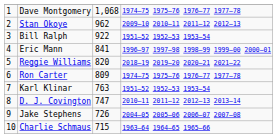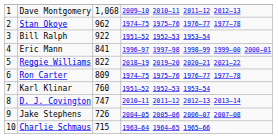(181, 11) 1974–75 1975–76 1976–77 1977–78 -> (181, 11) 2009–10 2010–11 2011–12 2012–13
(181, 24) 2009–10 2010–11 2011–12 2012–13 -> (181, 24) 1974–75 1975–76 1976–77 1977–78
(102, 62) 820 -> (102, 62) 822
(102, 88) 763 -> (102, 88) 760
